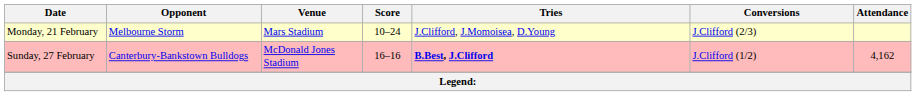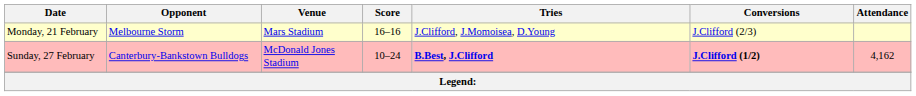(387, 31) 10–24 -> (387, 31) 16–16
(387, 56) 16–16 -> (387, 56) 10–24
(724, 56) normal -> (726, 56) bold
